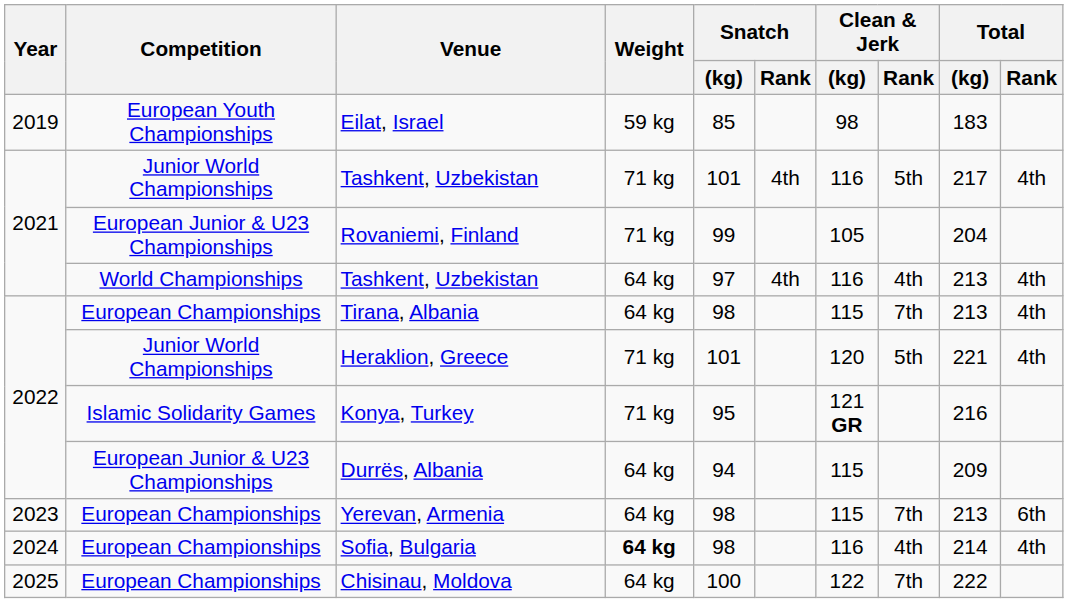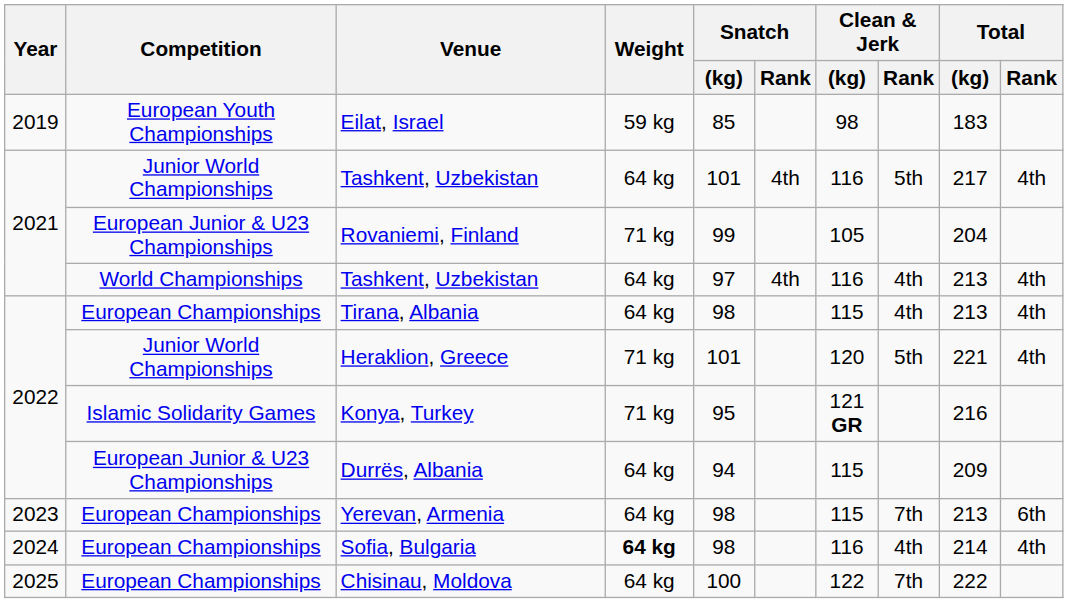(649, 178) 71 kg -> (649, 178) 64 kg
(909, 312) 7th -> (909, 312) 4th
